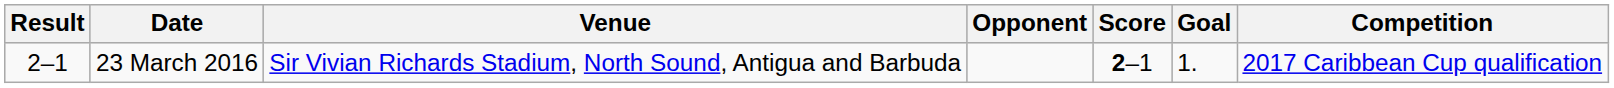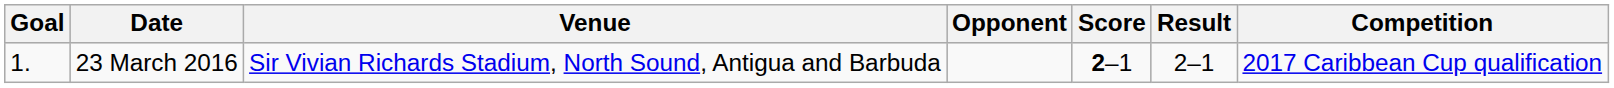columns swapped: (1204, 23) <-> (48, 23)
